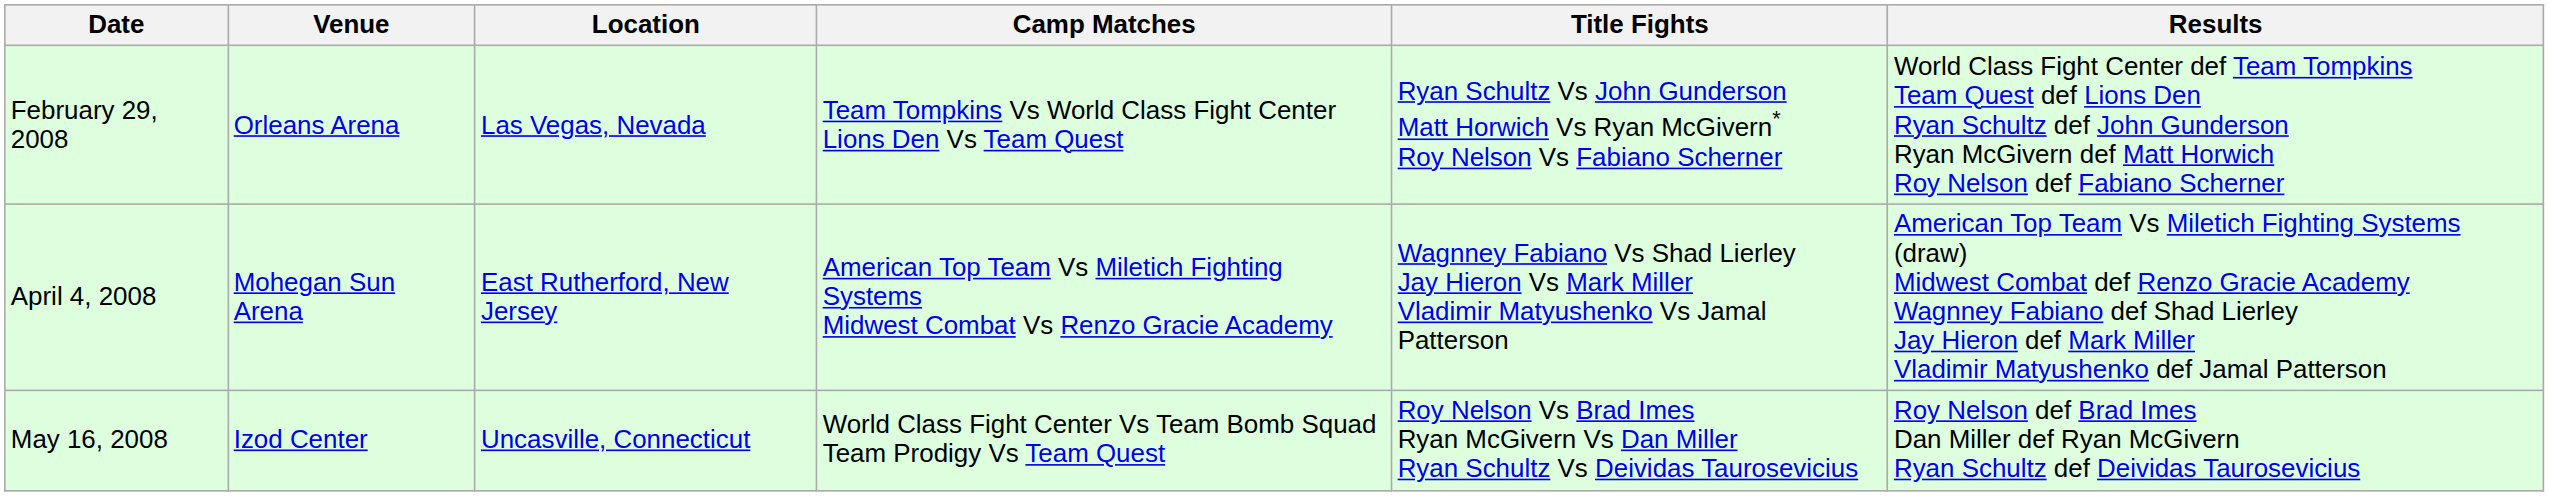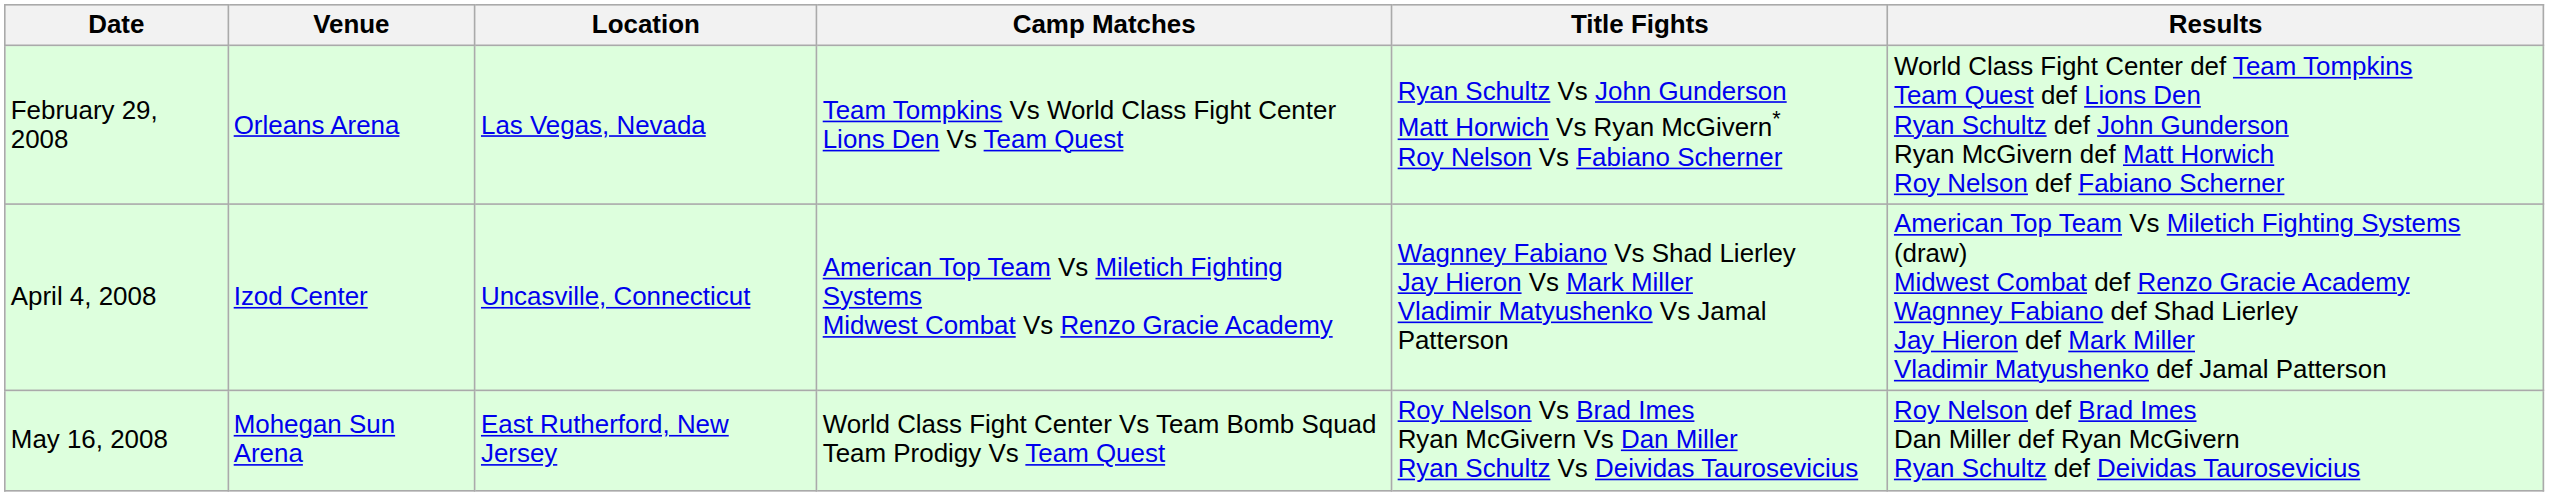(314, 296) Mohegan Sun Arena -> (301, 296) Izod Center
(605, 296) East Rutherford, New Jersey -> (616, 296) Uncasville, Connecticut
(301, 439) Izod Center -> (314, 439) Mohegan Sun Arena
(616, 439) Uncasville, Connecticut -> (605, 439) East Rutherford, New Jersey
